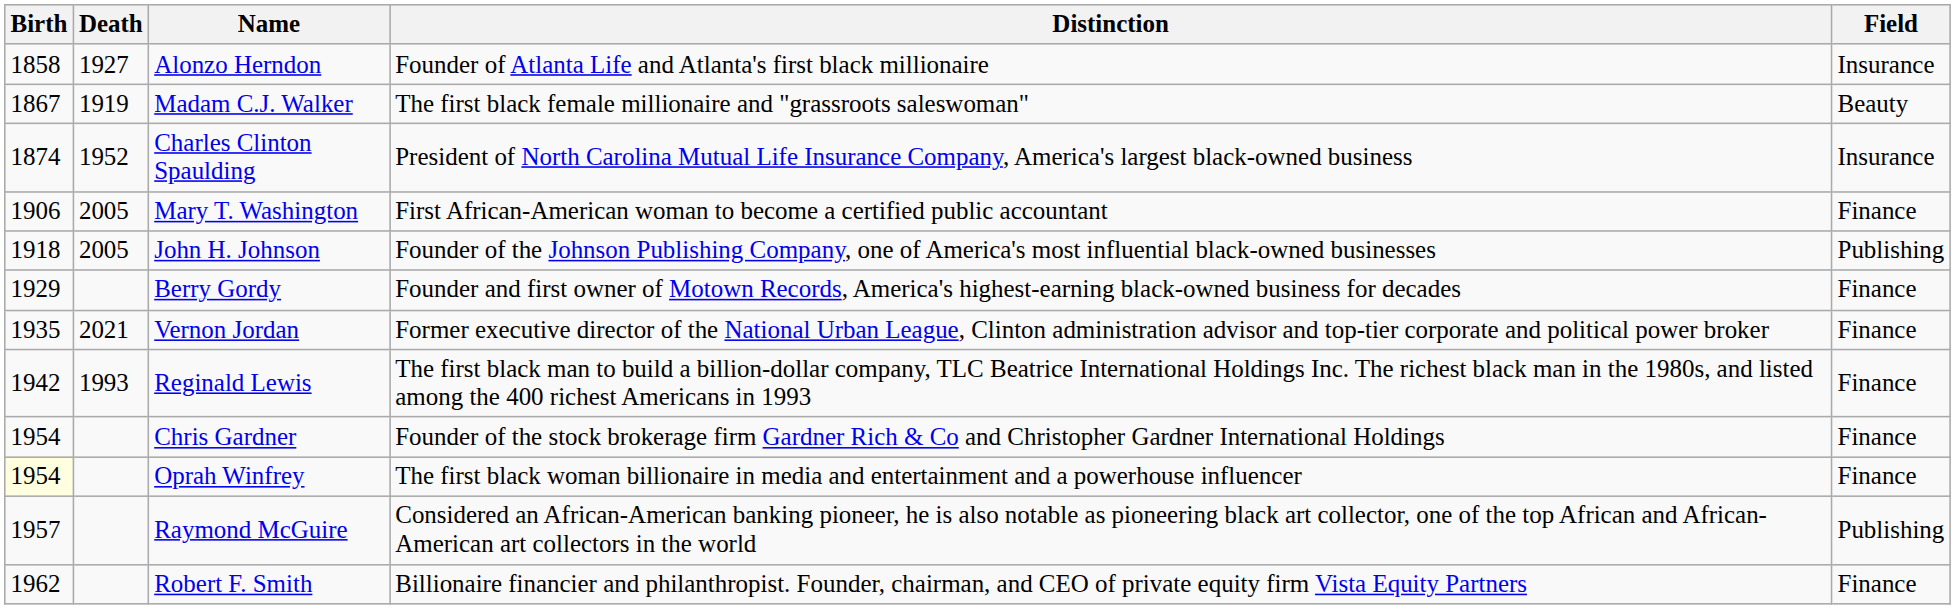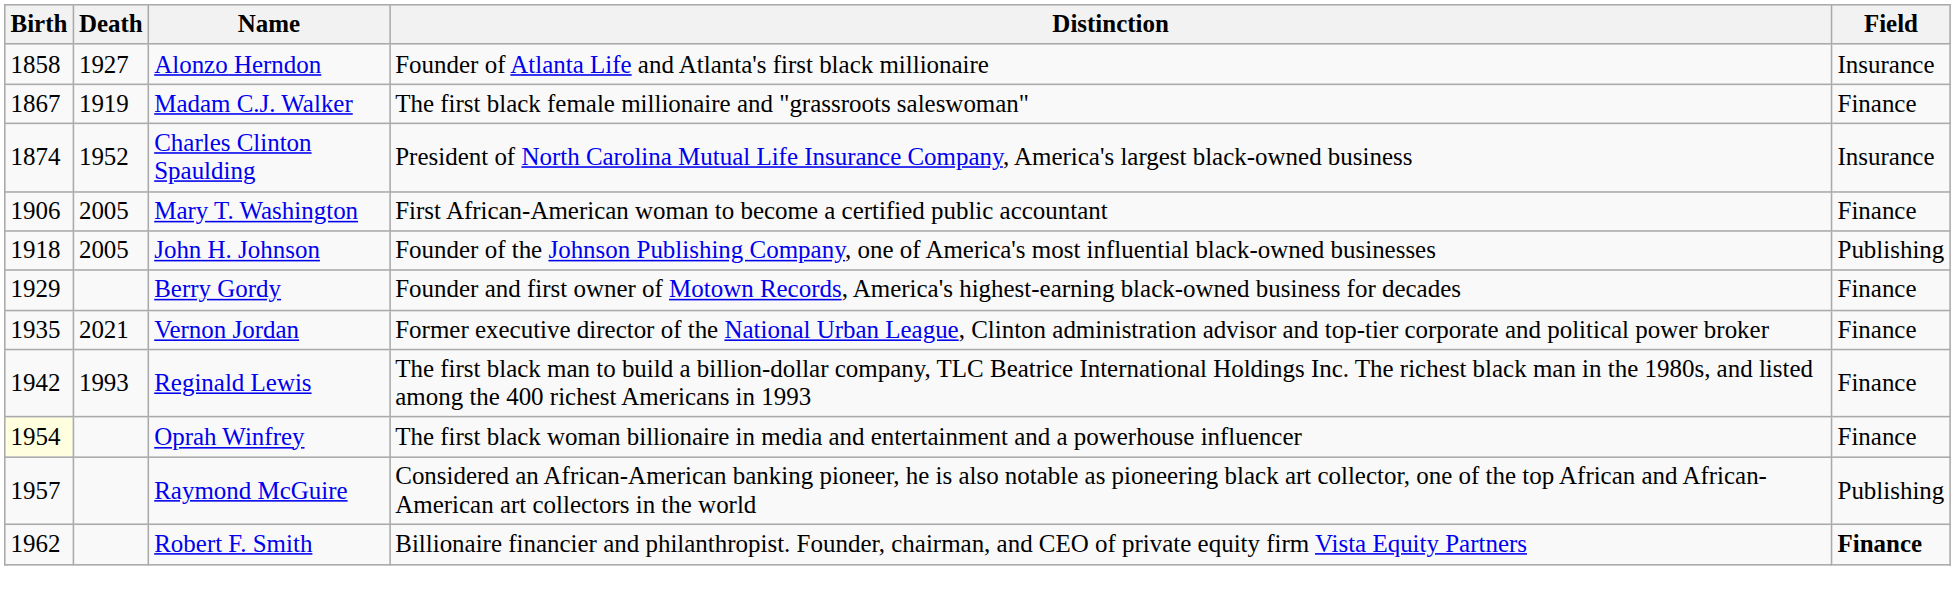(1873, 103) Beauty -> (1877, 103) Finance
- row: (225, 436)
(1877, 583) normal -> (1880, 543) bold
